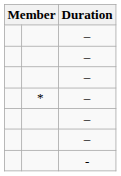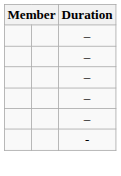- row: (40, 98)
